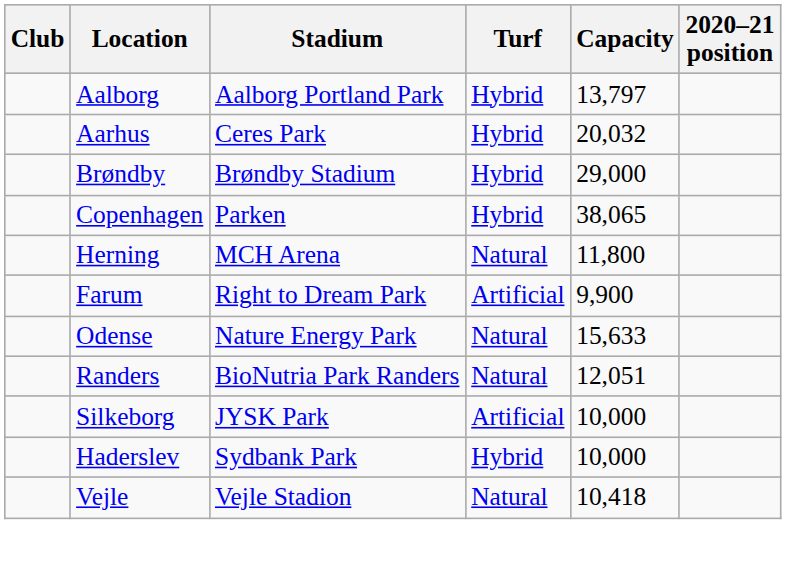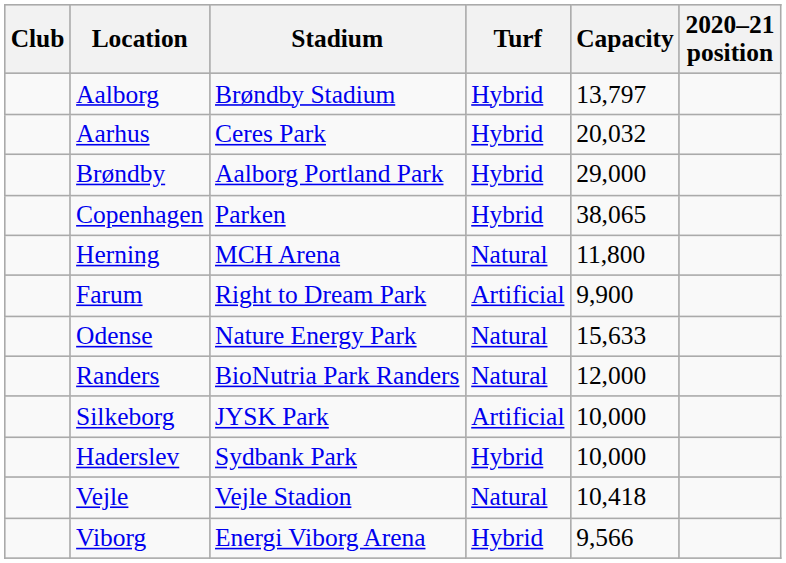(329, 93) Aalborg Portland Park -> (305, 93) Brøndby Stadium
(305, 174) Brøndby Stadium -> (329, 174) Aalborg Portland Park
(611, 376) 12,051 -> (611, 376) 12,000
+ row: (111, 537)
